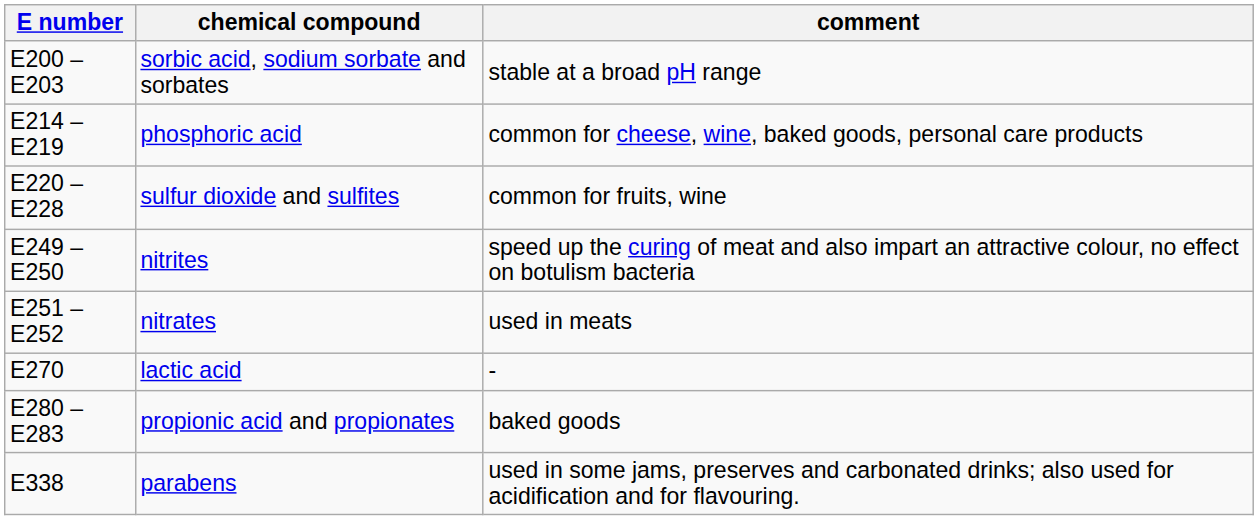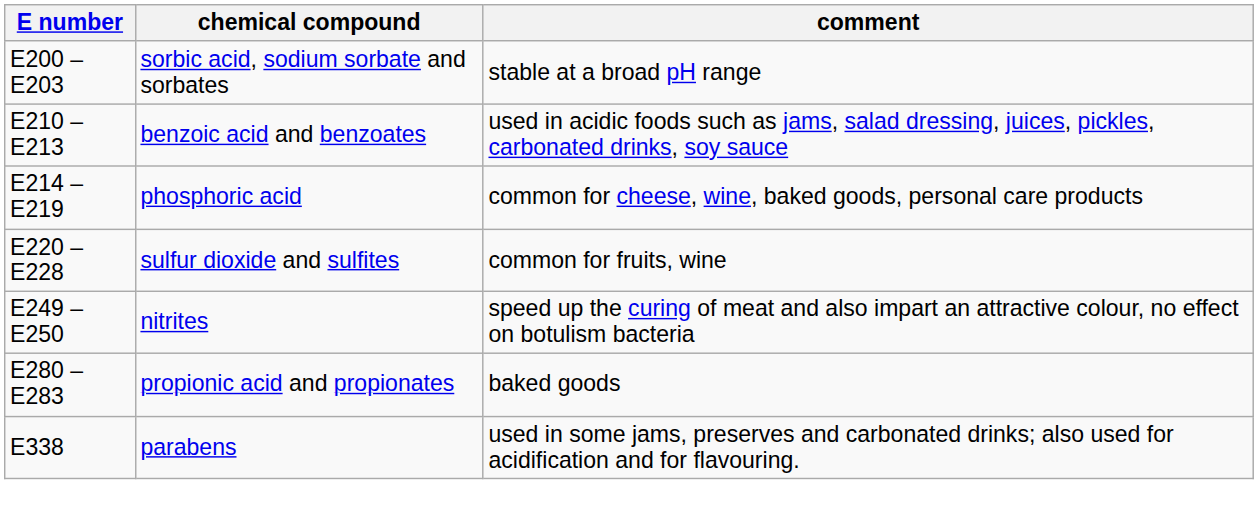+ row: (47, 134)
- row: (47, 322)
- row: (37, 371)
